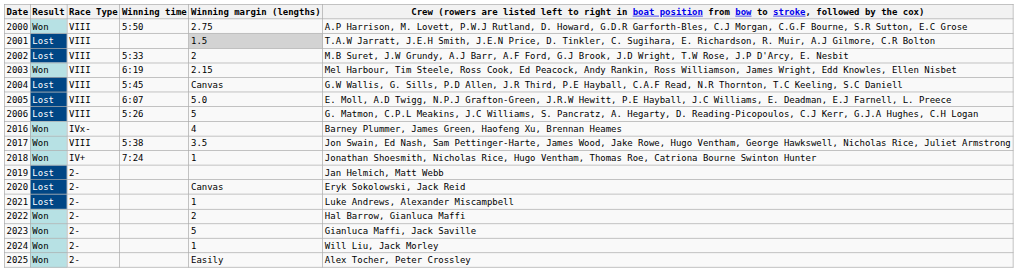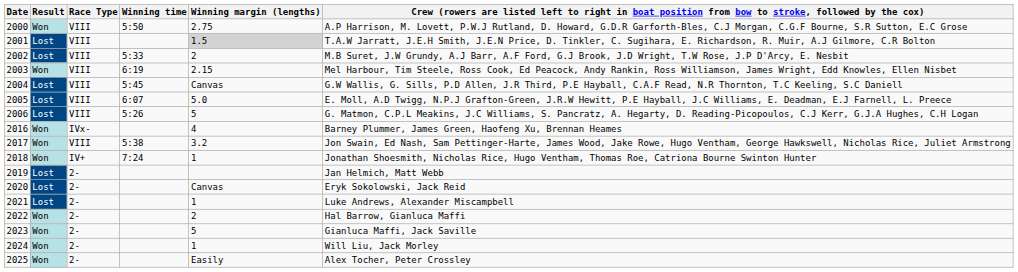(199, 143) 3.5 -> (199, 143) 3.2
